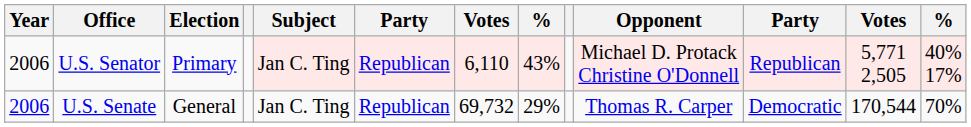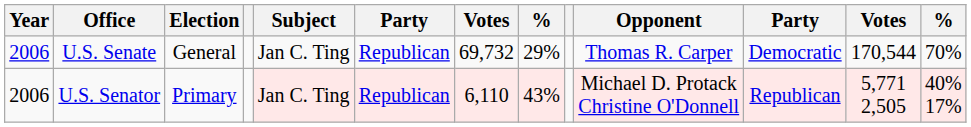rows swapped: (109, 63) <-> (109, 106)
